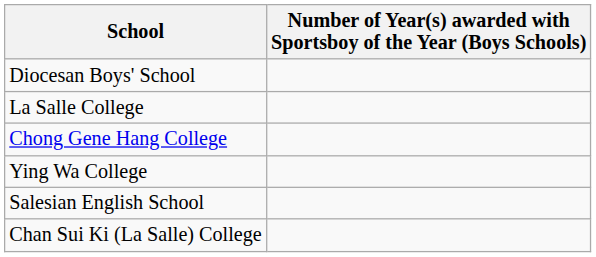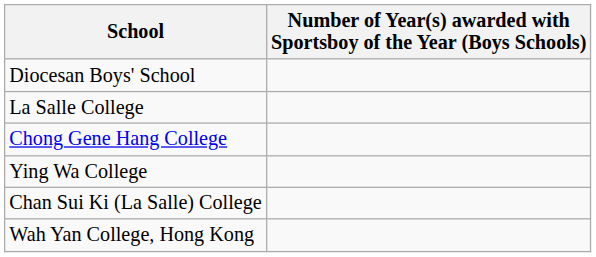- row: (107, 203)
+ row: (132, 235)
